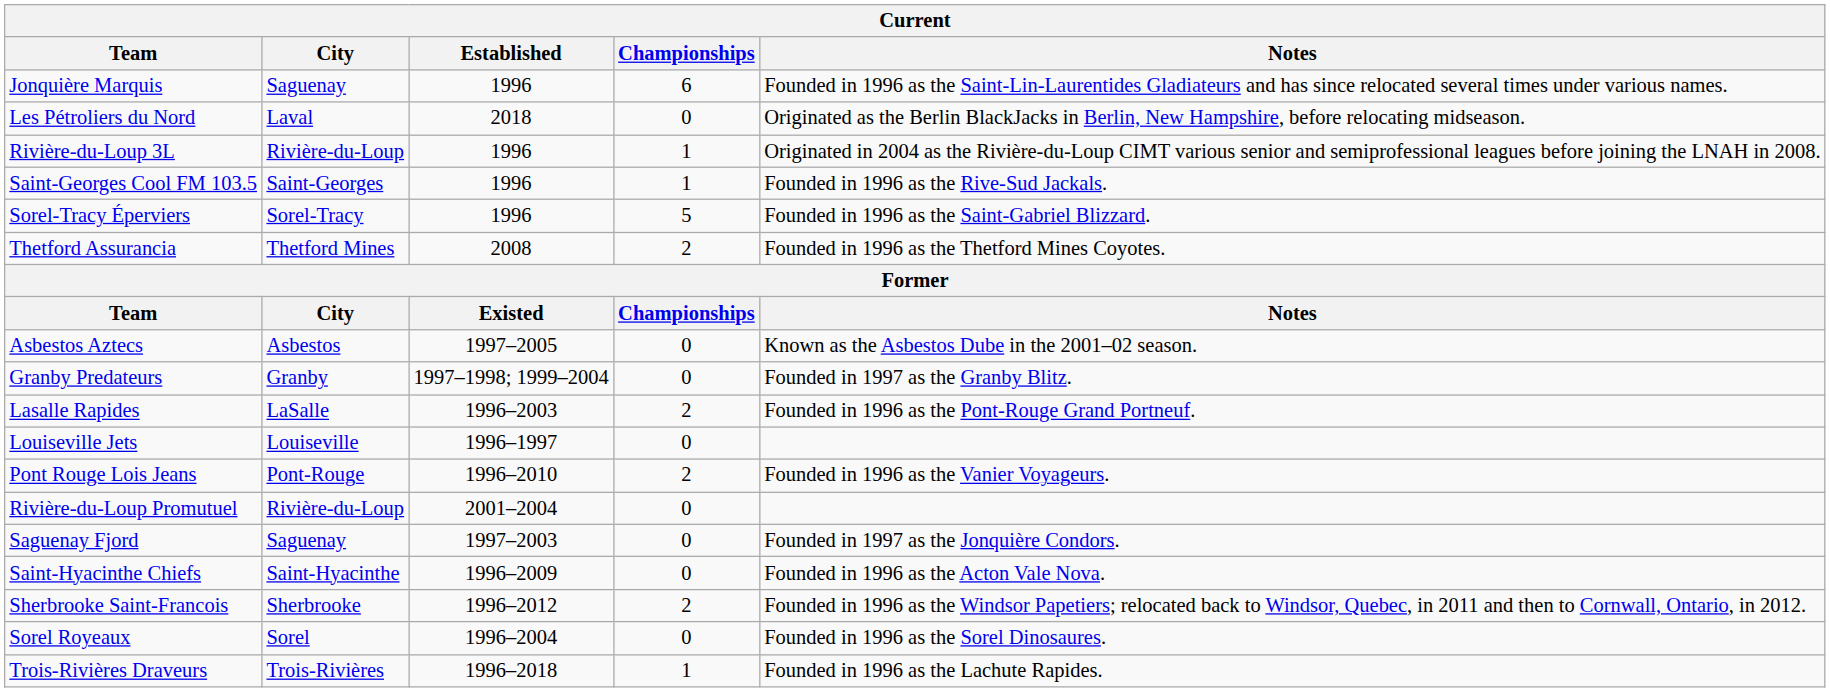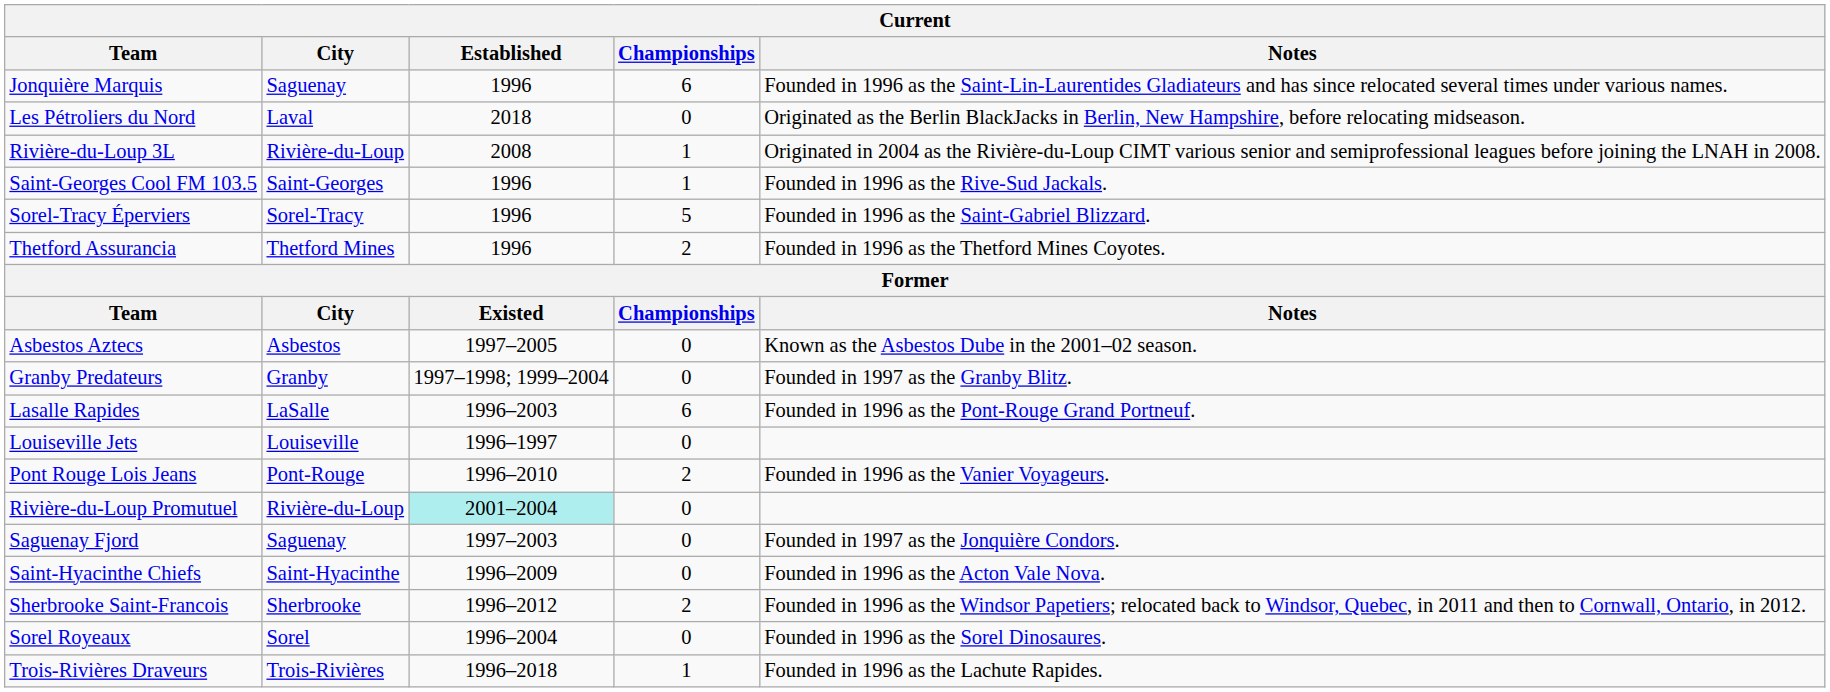(511, 150) 1996 -> (511, 150) 2008
(511, 248) 2008 -> (511, 248) 1996
(686, 410) 2 -> (686, 410) 6
(511, 507) no background -> (511, 507) paleturquoise background
